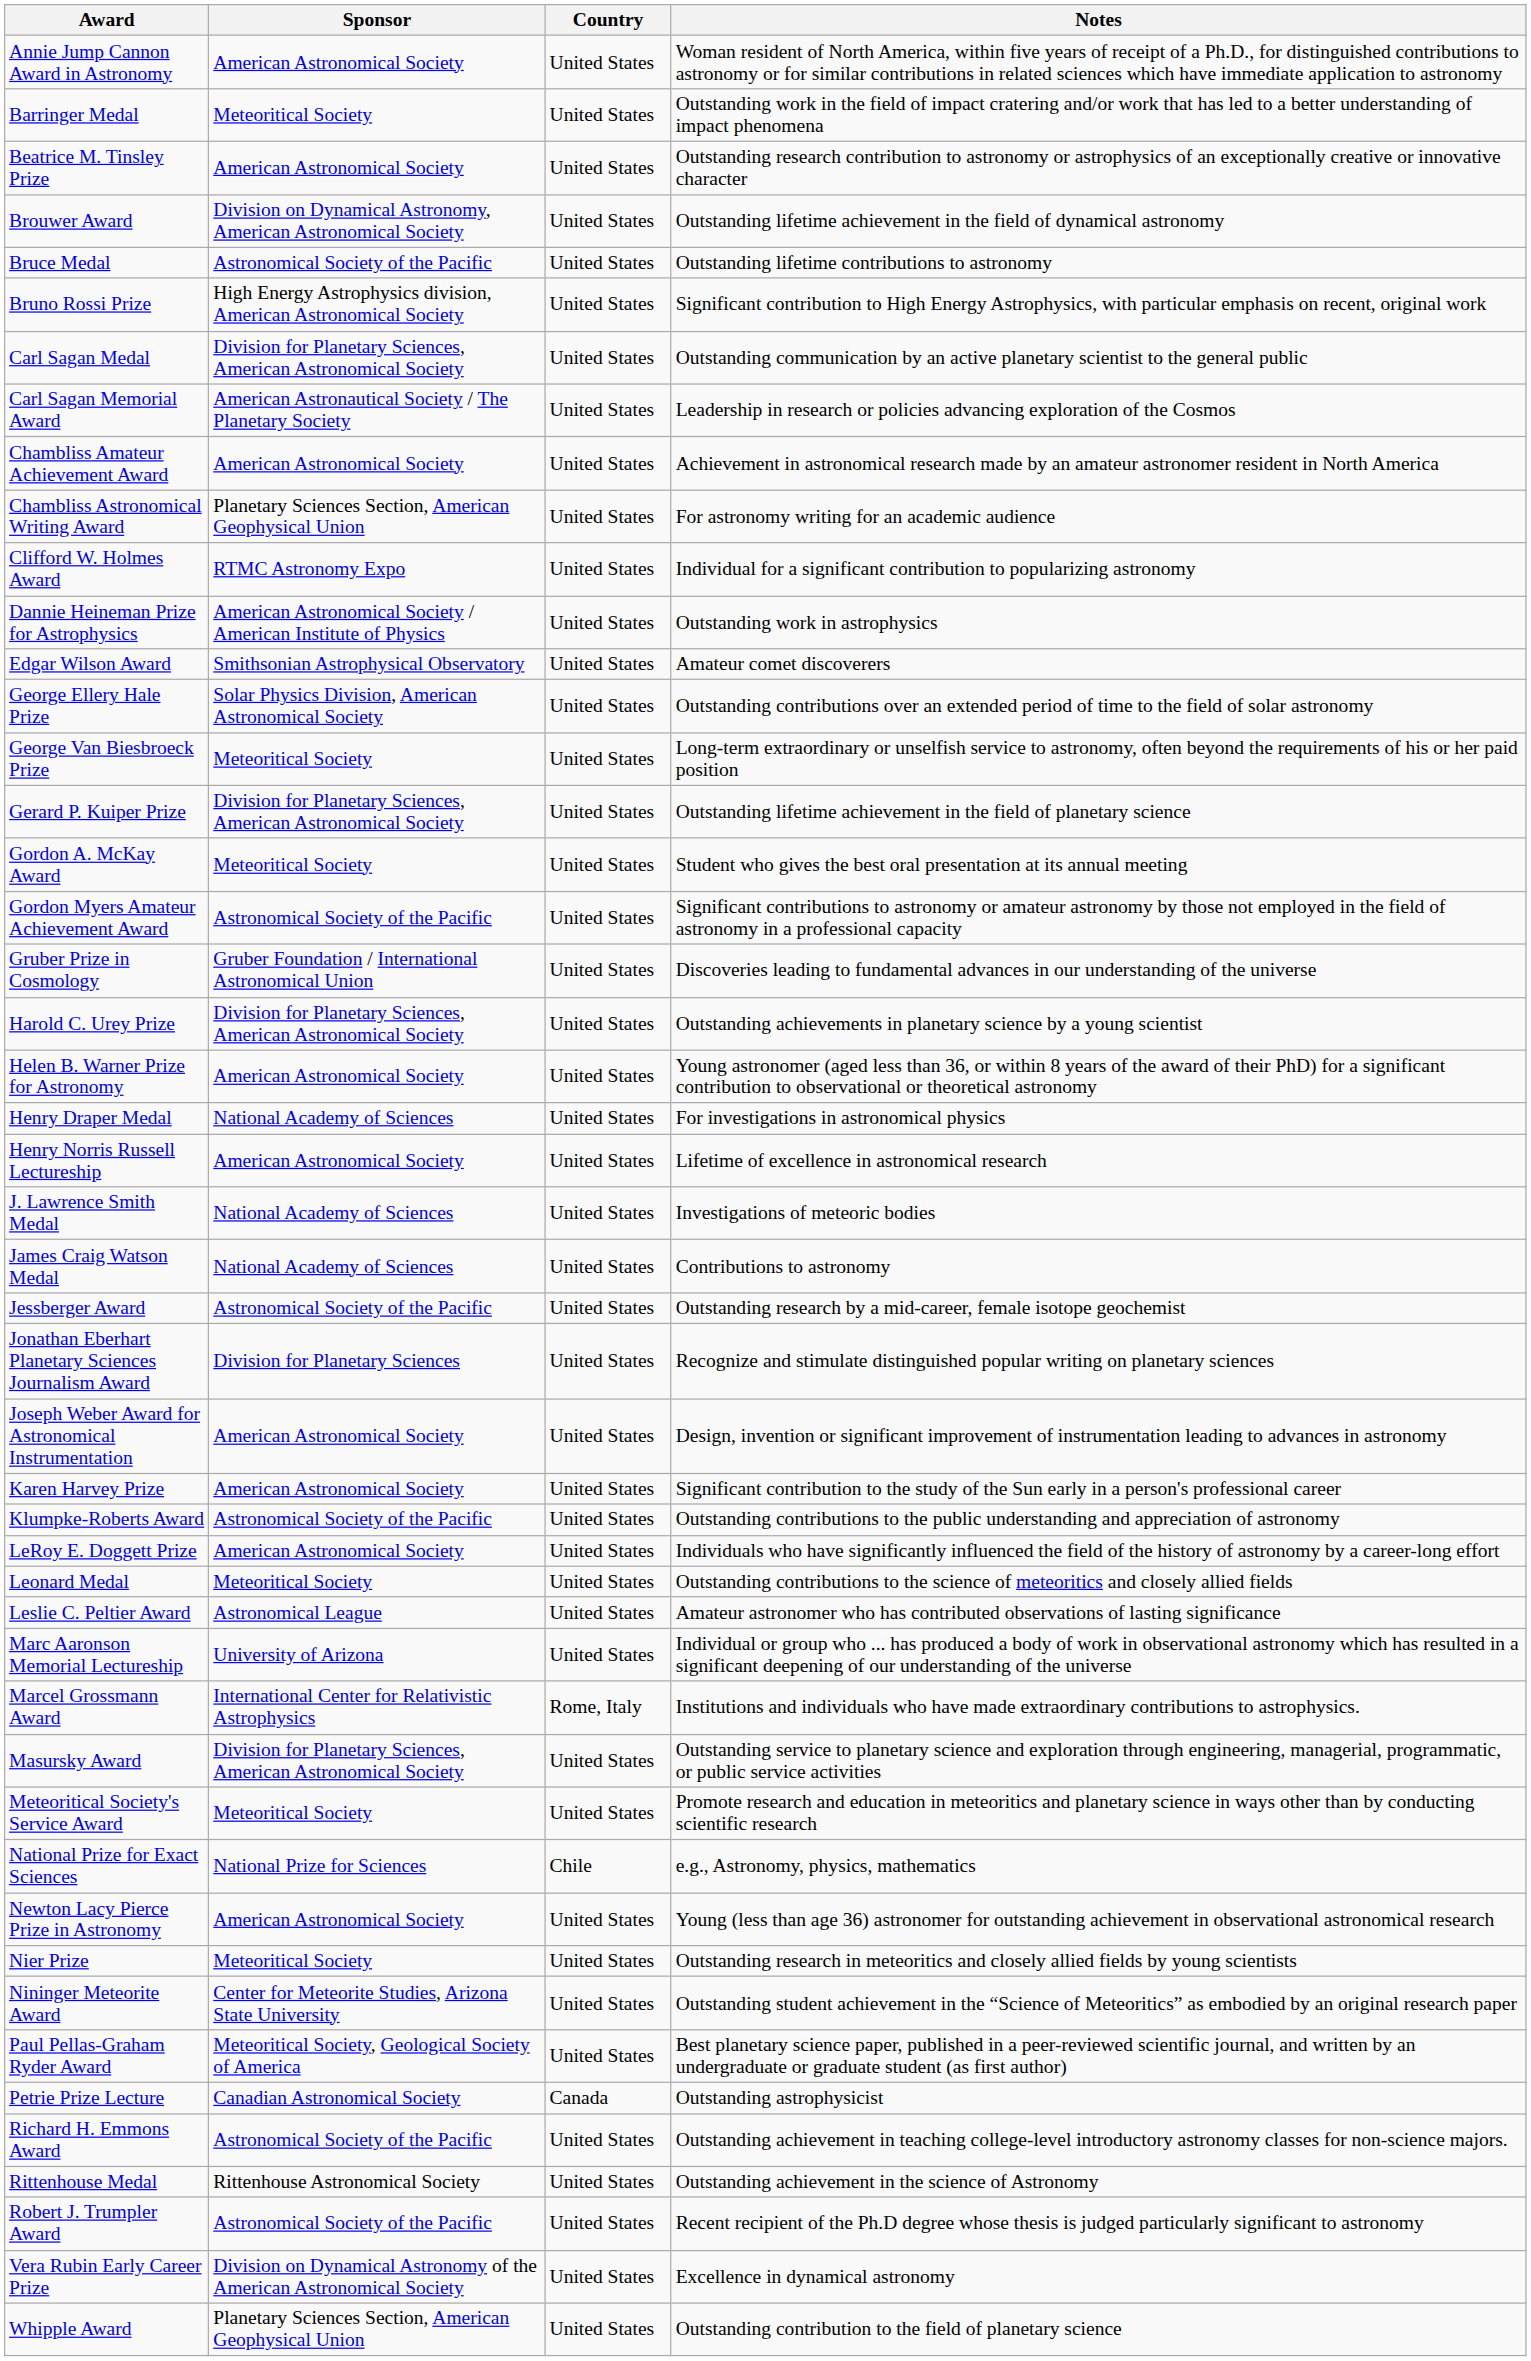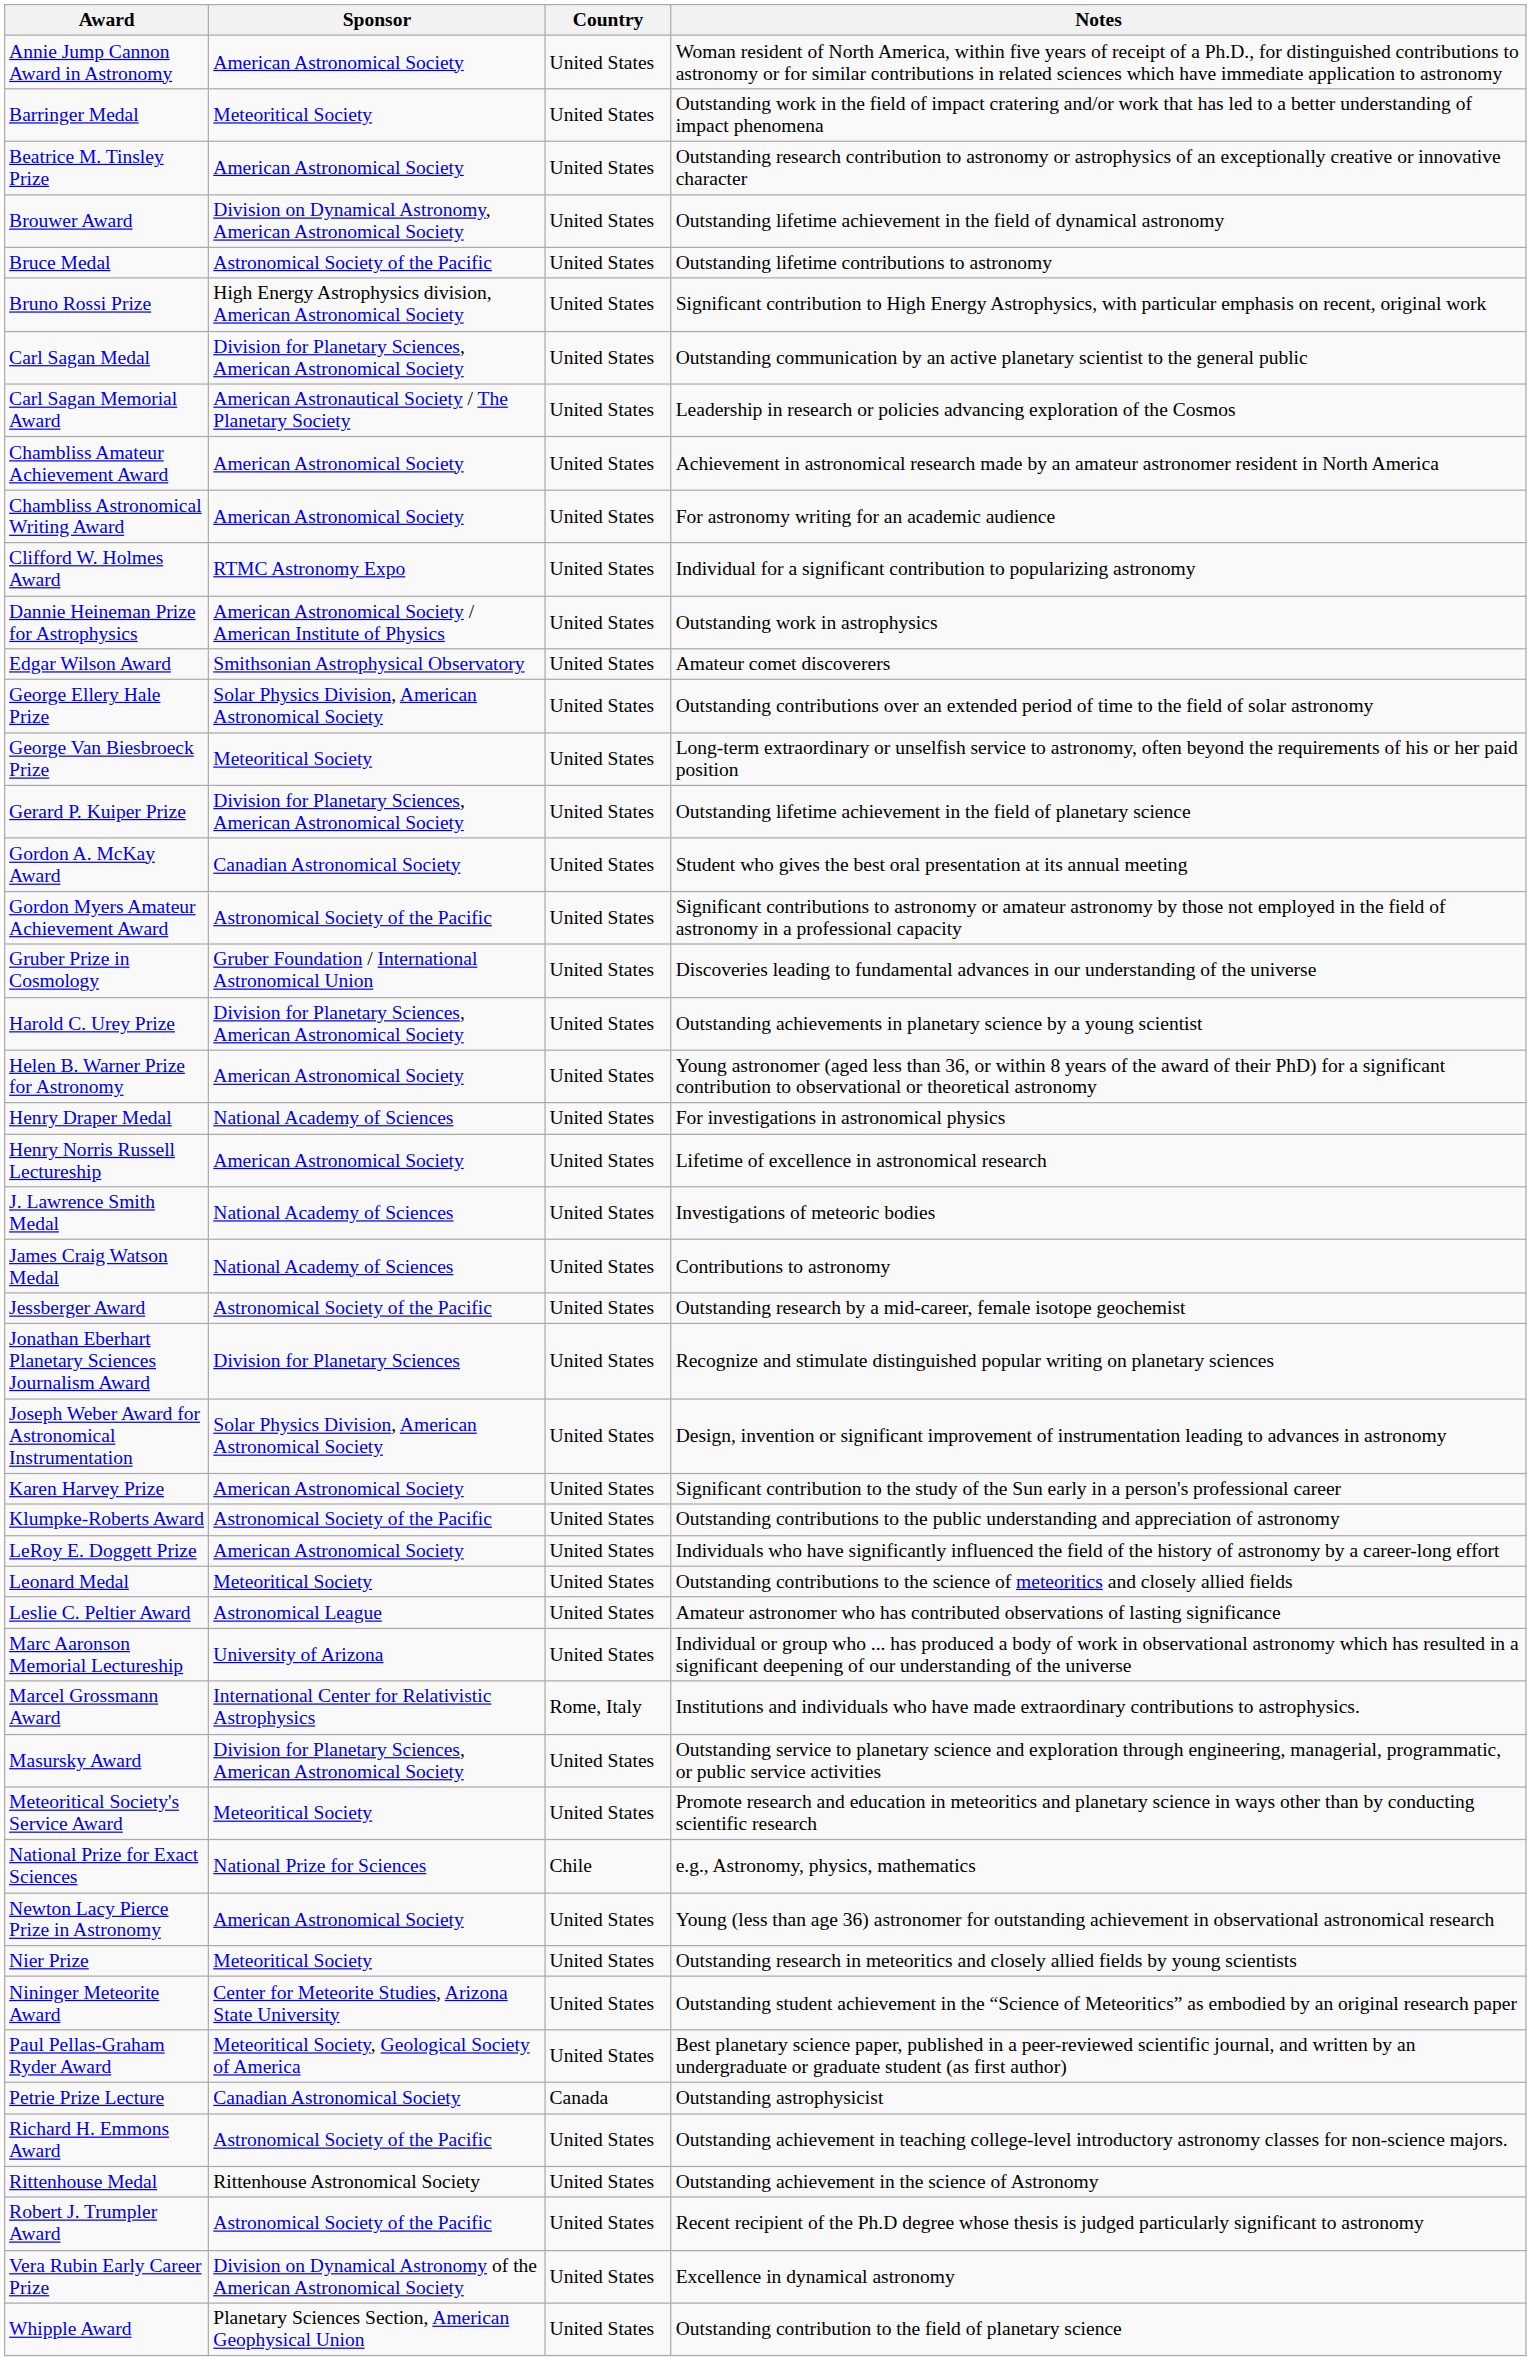(361, 516) Planetary Sciences Section, American Geophysical Union -> (339, 516) American Astronomical Society
(293, 864) Meteoritical Society -> (337, 864) Canadian Astronomical Society
(339, 1435) American Astronomical Society -> (345, 1435) Solar Physics Division, American Astronomical Society
